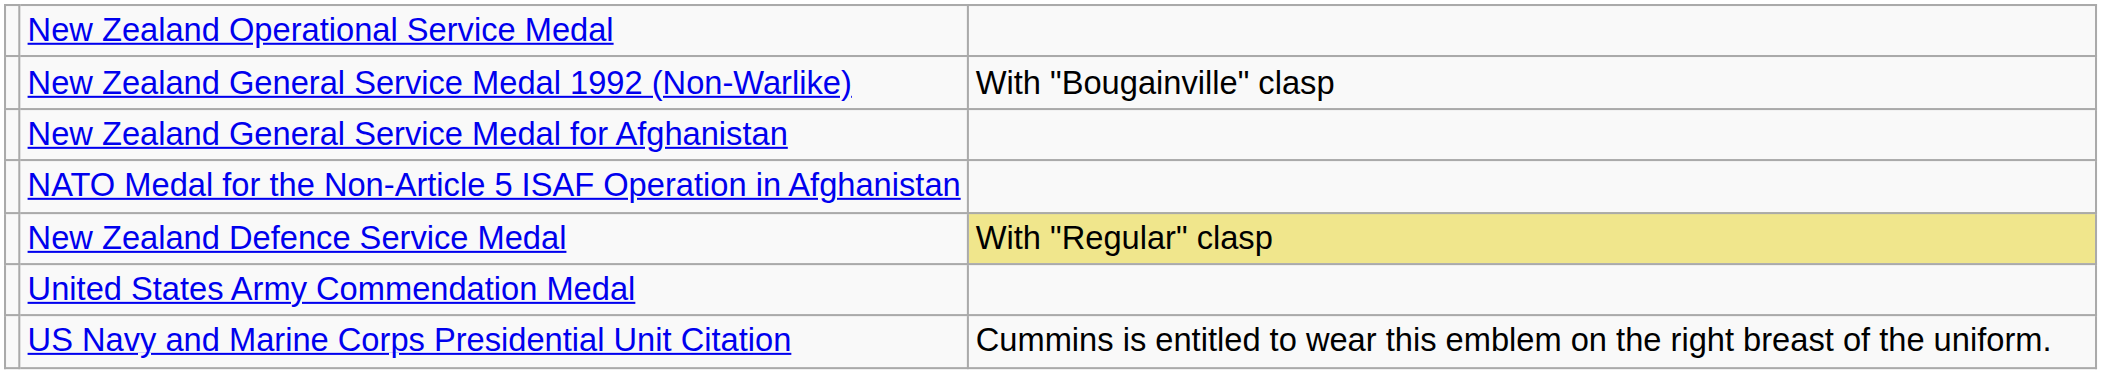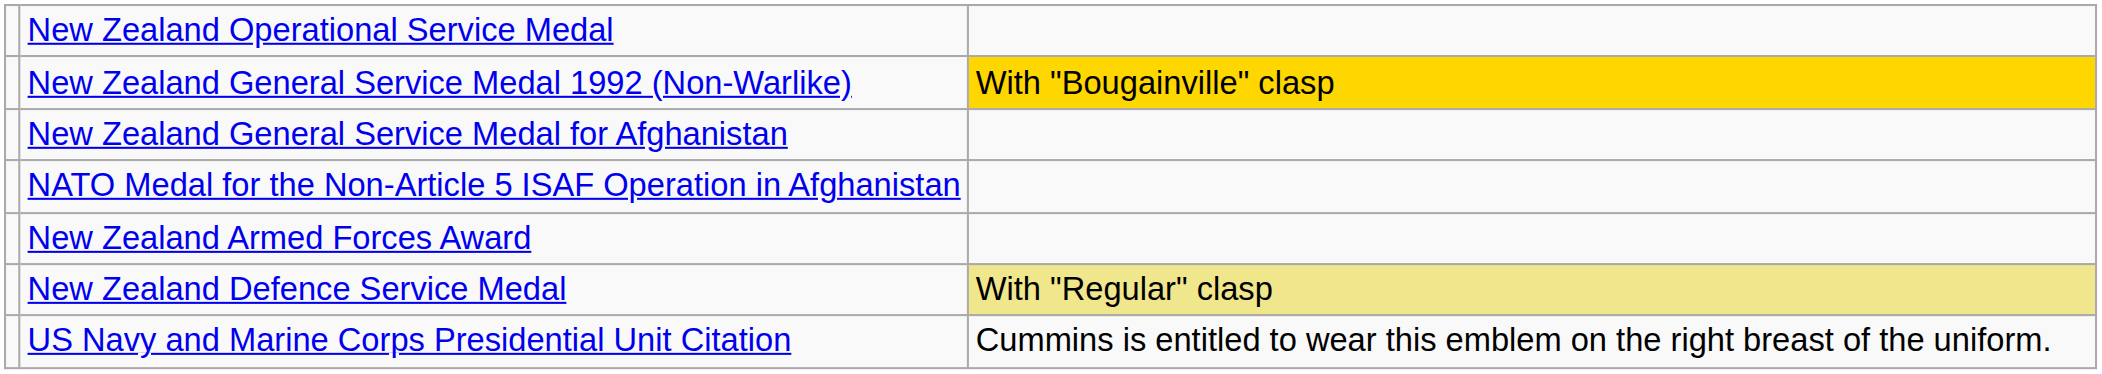(1155, 82) no background -> (1155, 82) gold background
+ row: (279, 237)
- row: (331, 289)
